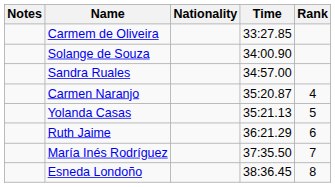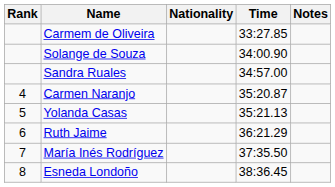columns swapped: (313, 14) <-> (25, 14)
